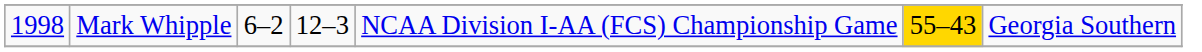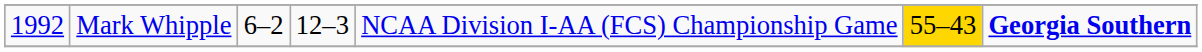(38, 25) 1998 -> (38, 25) 1992
(1082, 25) normal -> (1090, 25) bold
